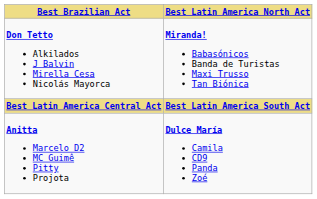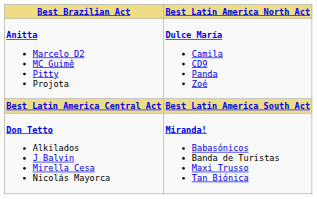rows swapped: (84, 154) <-> (84, 59)
